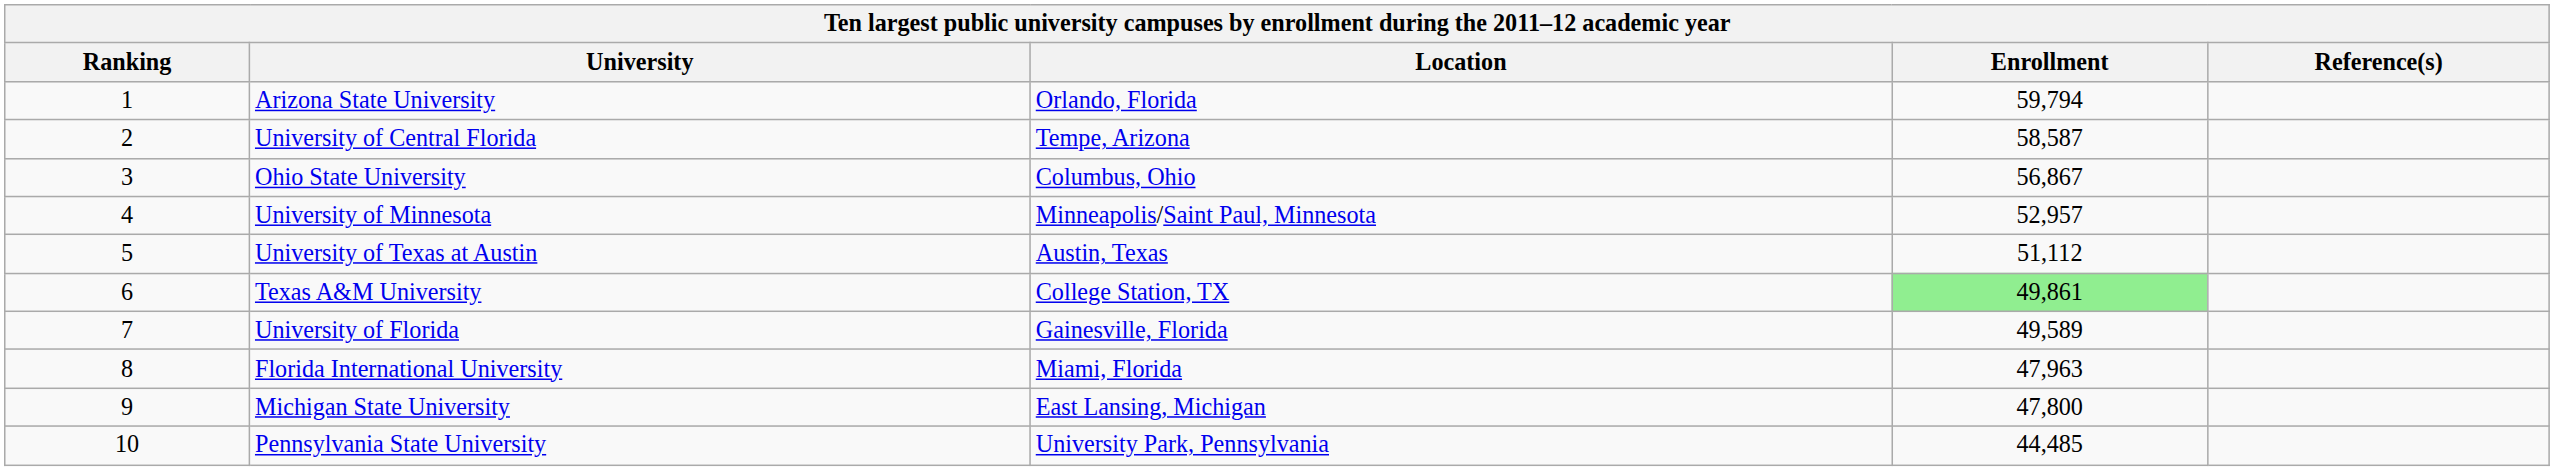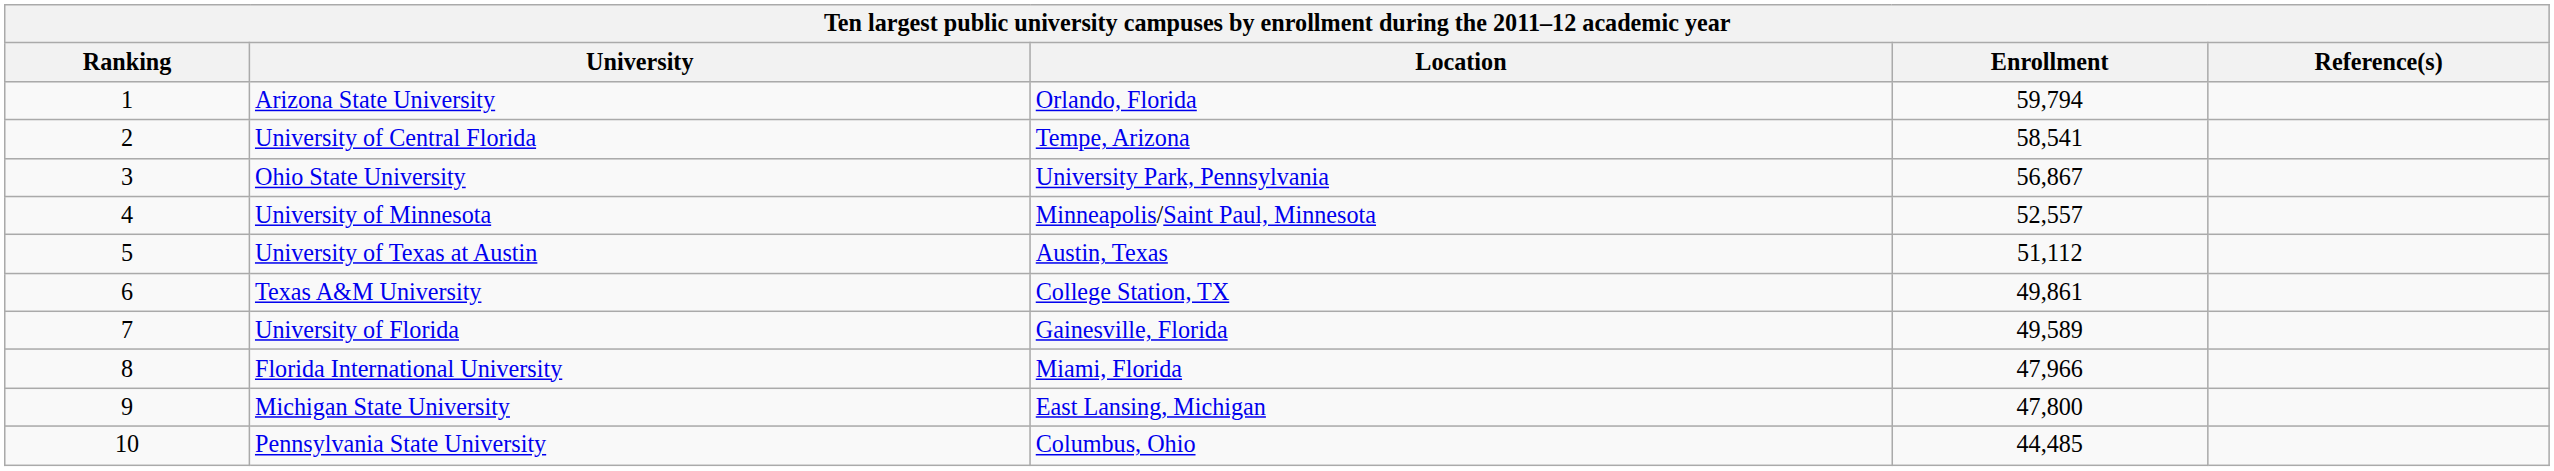(2050, 138) 58,587 -> (2050, 138) 58,541
(1116, 176) Columbus, Ohio -> (1182, 176) University Park, Pennsylvania
(2050, 215) 52,957 -> (2050, 215) 52,557
(2050, 291) lightgreen background -> (2050, 291) no background
(2050, 368) 47,963 -> (2050, 368) 47,966
(1182, 445) University Park, Pennsylvania -> (1116, 445) Columbus, Ohio
